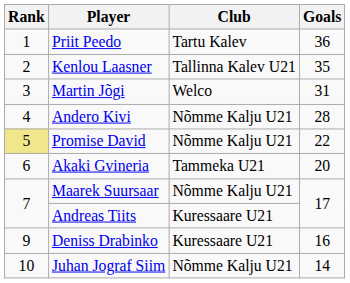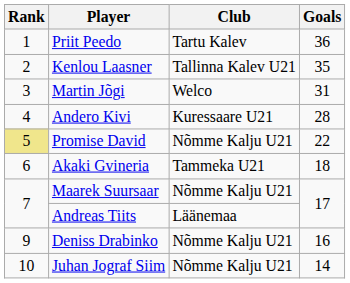(233, 116) Nõmme Kalju U21 -> (223, 116) Kuressaare U21
(322, 166) 20 -> (322, 166) 18
(223, 215) Kuressaare U21 -> (205, 215) Läänemaa
(223, 240) Kuressaare U21 -> (233, 240) Nõmme Kalju U21
